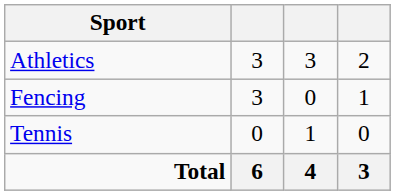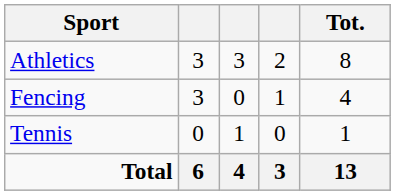+ column: (345, 23)
